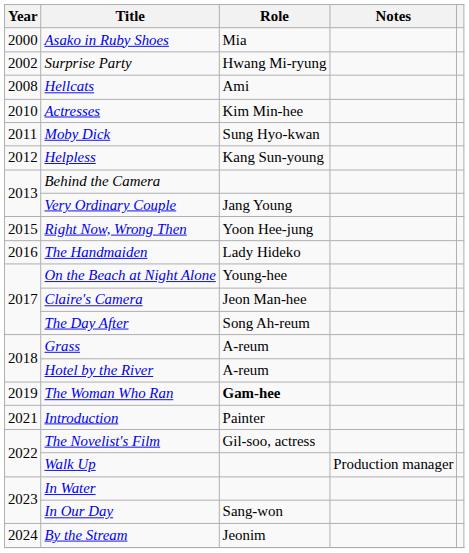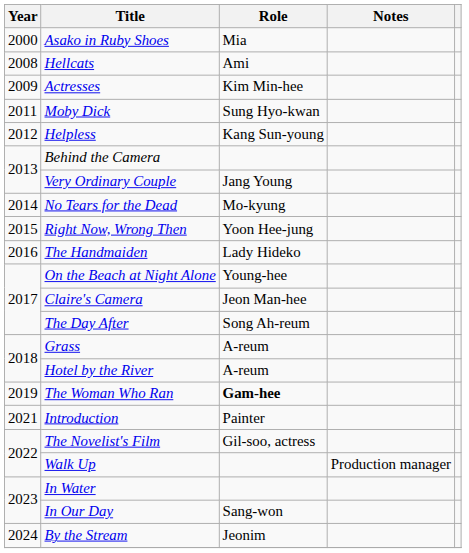- row: (88, 63)
(23, 110) 2010 -> (23, 87) 2009
+ row: (111, 205)
